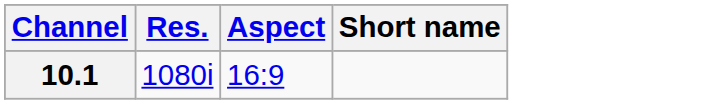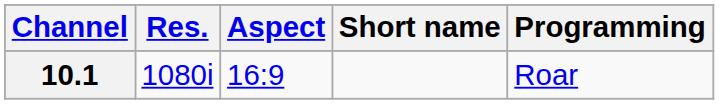+ column: (610, 27)
